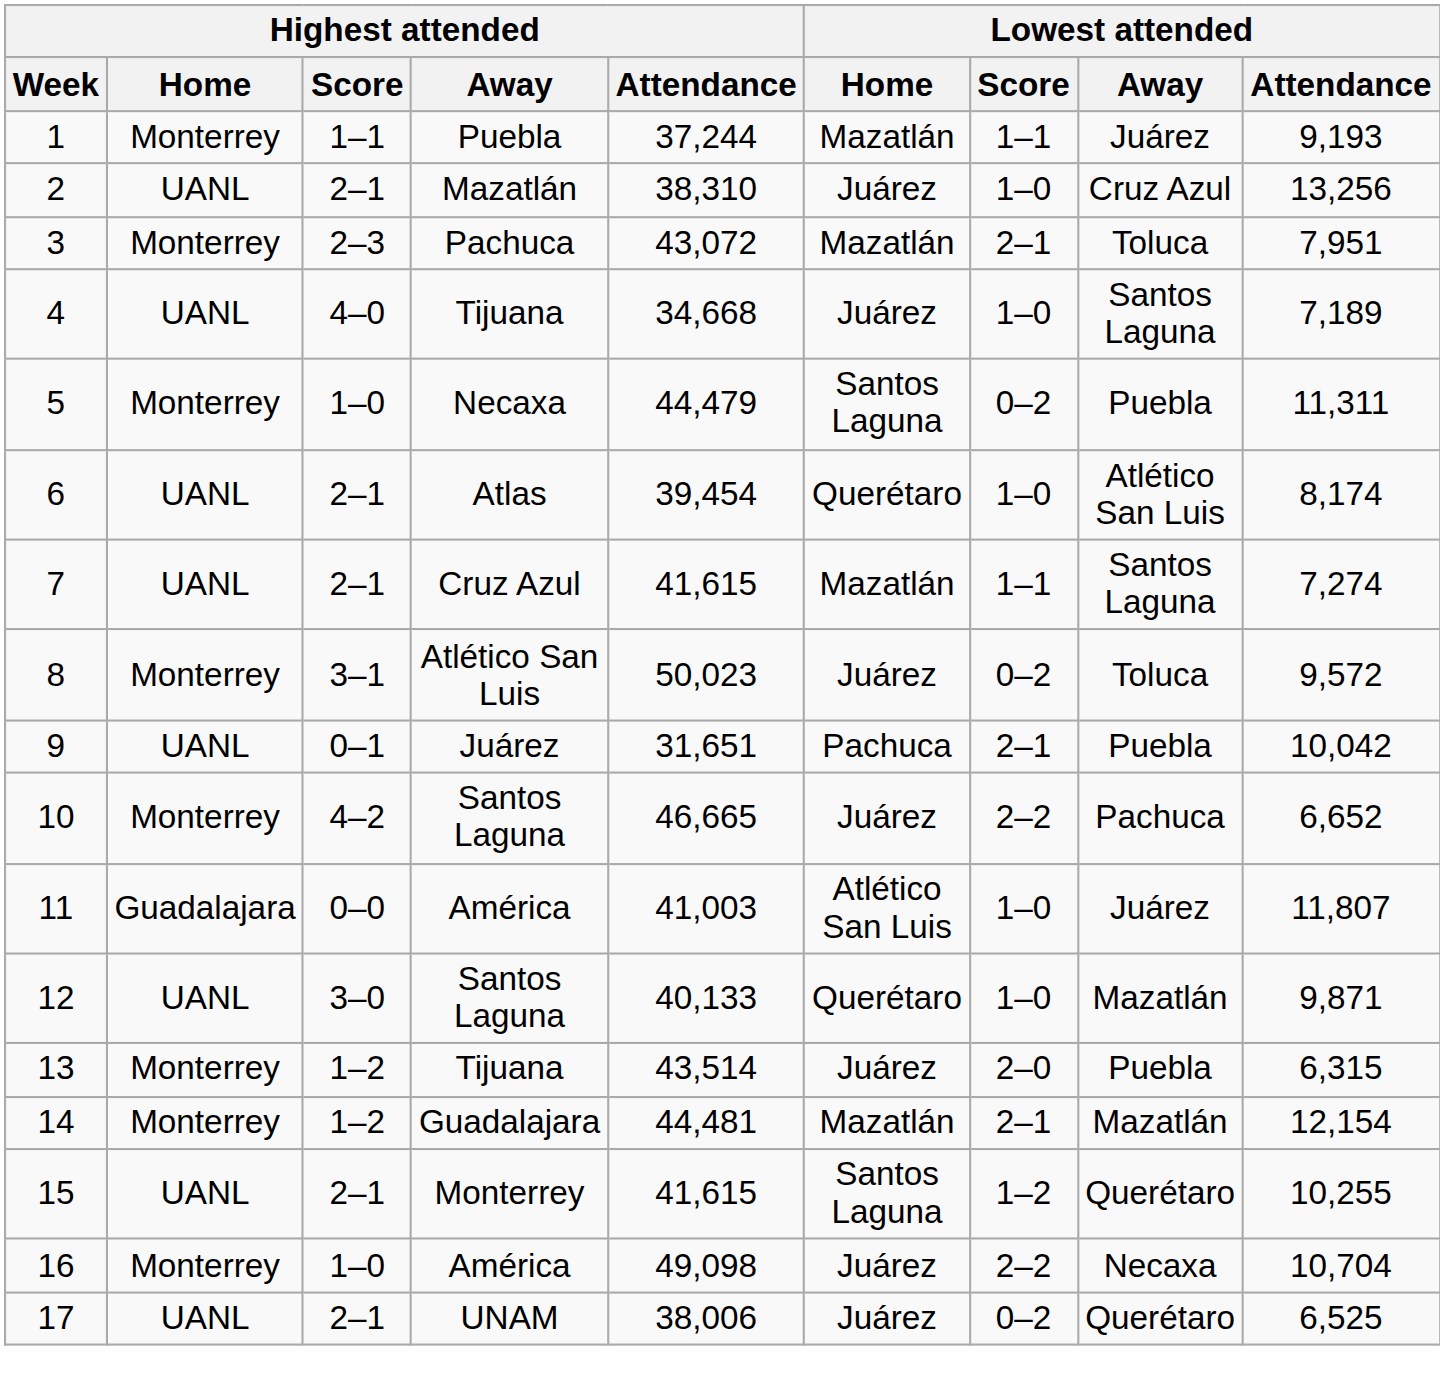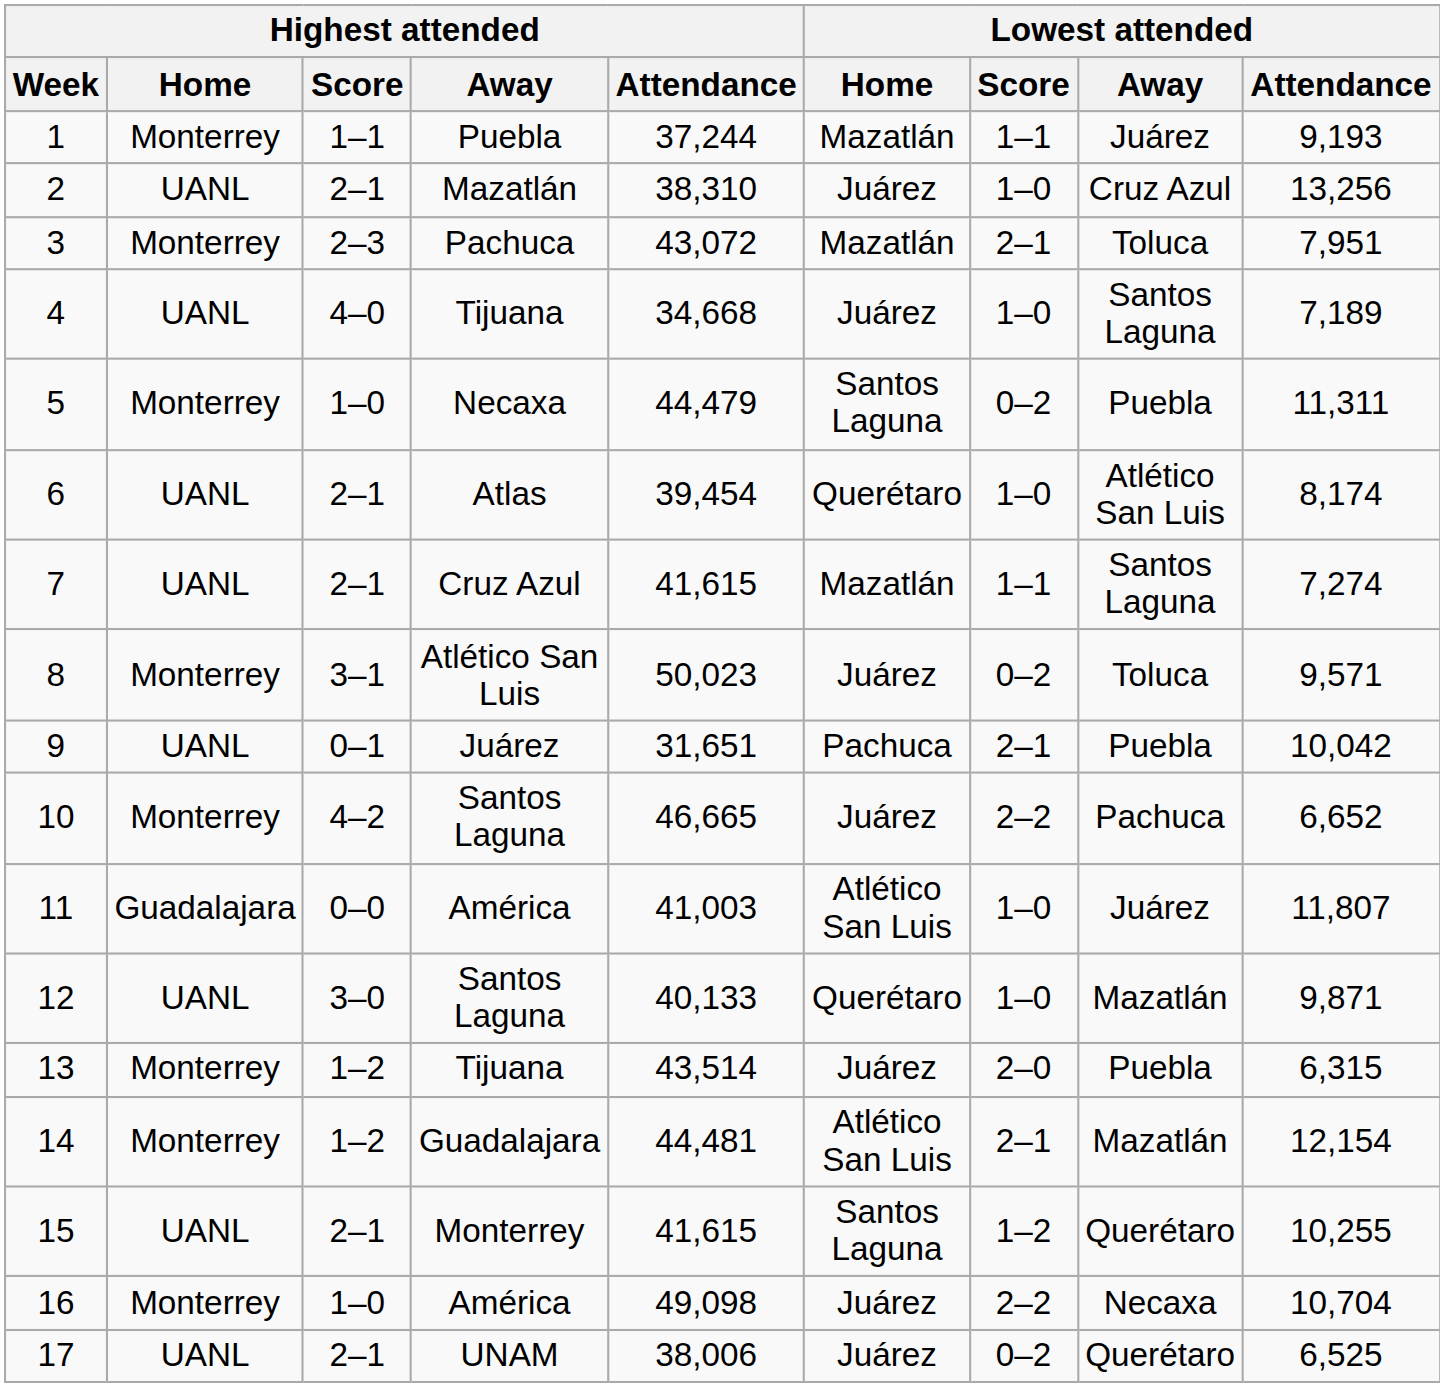(1341, 674) 9,572 -> (1341, 674) 9,571
(887, 1122) Mazatlán -> (887, 1140) Atlético San Luis
